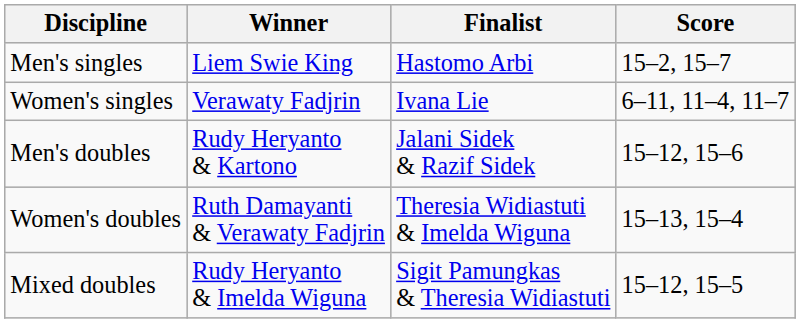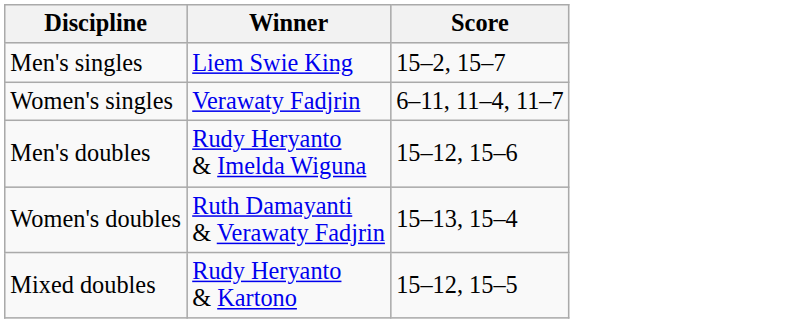- column: (503, 23)
(267, 153) Rudy Heryanto & Kartono -> (279, 153) Rudy Heryanto & Imelda Wiguna
(279, 285) Rudy Heryanto & Imelda Wiguna -> (267, 285) Rudy Heryanto & Kartono
